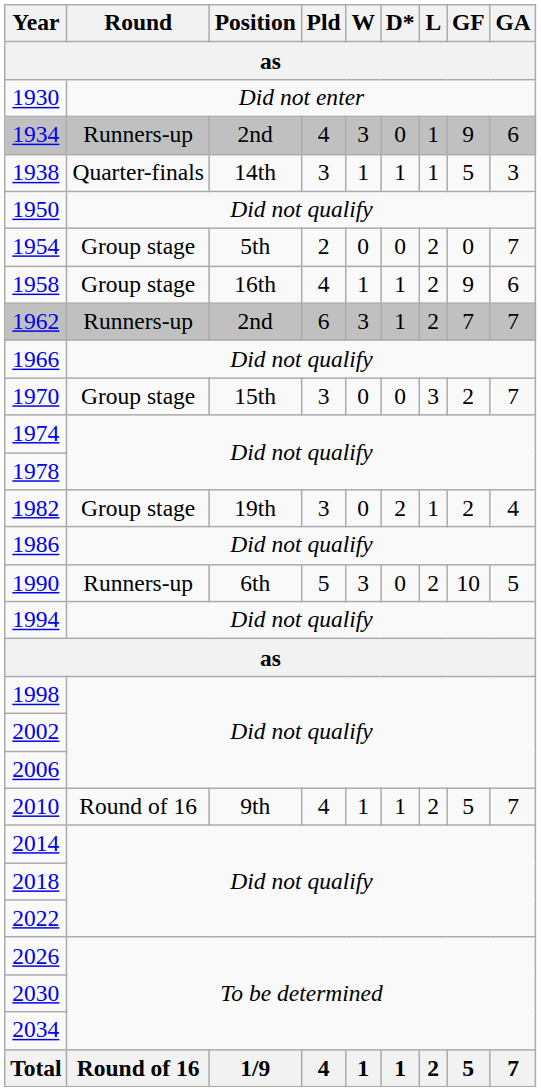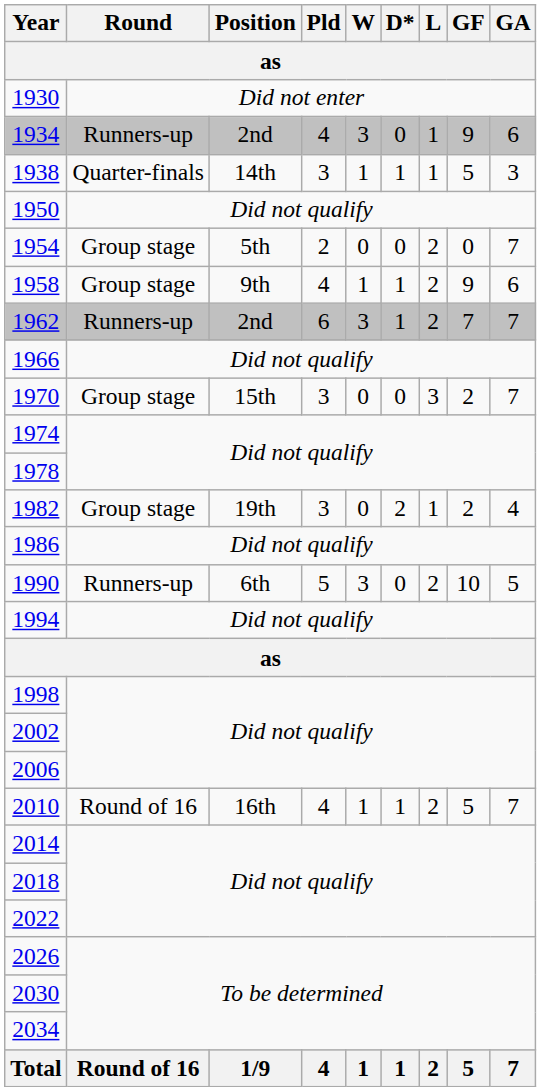(255, 284) 16th -> (255, 284) 9th
(255, 806) 9th -> (255, 806) 16th
